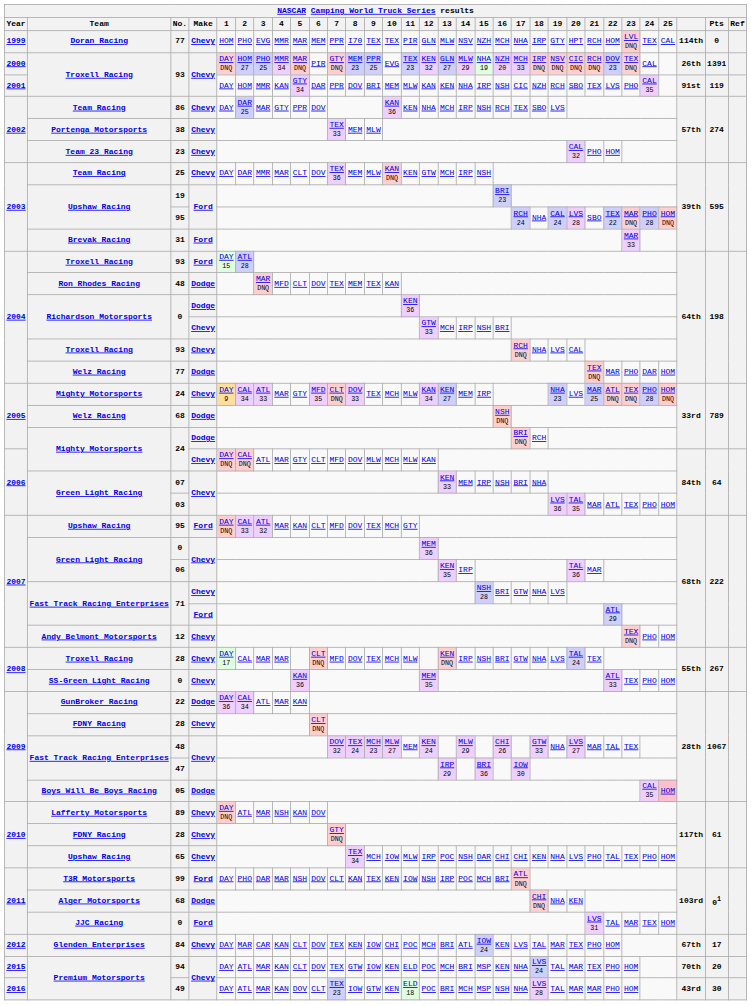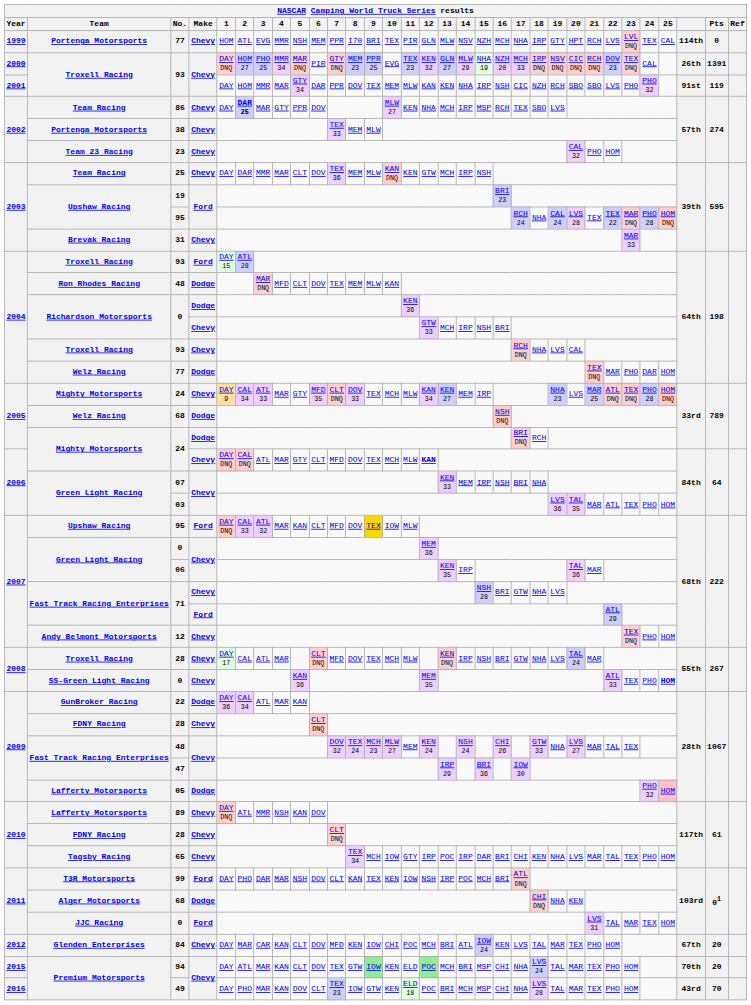(99, 41) Doran Racing -> (99, 41) Portenga Motorsports
(245, 41) PHO -> (245, 41) ATL
(300, 41) MAR -> (300, 41) NSH
(374, 41) TEX -> (374, 41) BRI
(613, 41) HOM -> (613, 41) LVS
(282, 85) KAN -> (282, 85) MAR
(374, 85) BRI -> (374, 85) TEX
(594, 85) TEX -> (594, 85) SBO
(650, 85) CAL 35 -> (650, 85) PHO 32
(245, 107) normal -> (245, 107) bold
(392, 107) KAN 36 -> (392, 107) MLW 27
(484, 107) NSH -> (484, 107) MSP
(594, 218) SBO -> (594, 218) TEX
(203, 240) Ford -> (203, 240) Chevy
(374, 284) TEX -> (374, 284) MLW
(374, 460) MLW -> (374, 460) TEX
(429, 460) normal -> (429, 460) bold
(374, 526) no background -> (374, 526) gold background
(392, 526) MCH -> (392, 526) IOW
(410, 526) GTY -> (410, 526) MLW
(263, 658) MAR -> (263, 658) ATL
(594, 658) TEX -> (594, 658) MAR
(668, 680) normal -> (668, 680) bold
(466, 746) MLW 29 -> (466, 746) NSH 24
(99, 790) Boys Will Be Boys Racing -> (99, 790) Lafferty Motorsports
(650, 790) CAL 35 -> (650, 790) PHO 32
(263, 813) MAR -> (263, 813) MMR
(337, 834) GTY DNQ -> (337, 834) CLT DNQ
(99, 857) Upshaw Racing -> (99, 857) Tagsby Racing
(410, 857) MLW -> (410, 857) GTY
(466, 857) NSH -> (466, 857) IRP
(502, 857) CHI -> (502, 857) BRI
(594, 857) PHO -> (594, 857) MAR
(337, 945) TEX -> (337, 945) MFD
(717, 945) 17 -> (717, 945) 20
(374, 967) no background -> (374, 967) lightgreen background
(429, 967) no background -> (429, 967) lightgreen background
(502, 967) KEN -> (502, 967) CHI
(245, 989) ATL -> (245, 989) PHO
(502, 989) NSH -> (502, 989) CHI
(594, 989) MAR -> (594, 989) TEX
(717, 989) 30 -> (717, 989) 70
